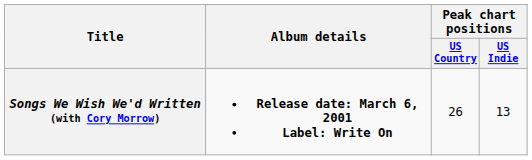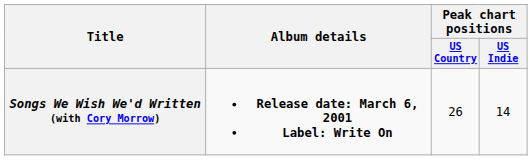(503, 111) 13 -> (503, 111) 14
